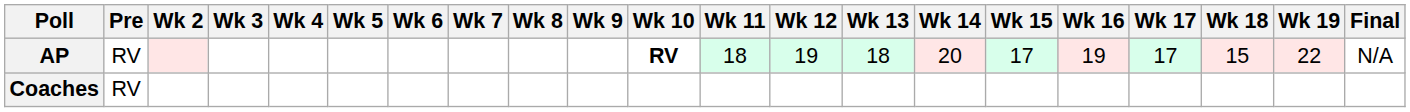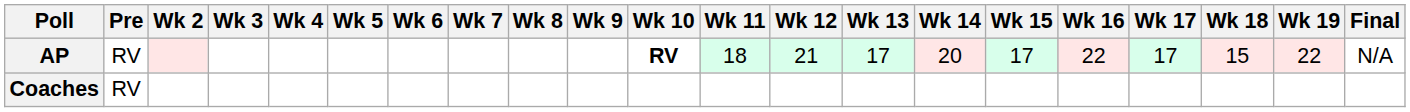(806, 55) 19 -> (806, 55) 21
(878, 55) 18 -> (878, 55) 17
(1094, 55) 19 -> (1094, 55) 22
